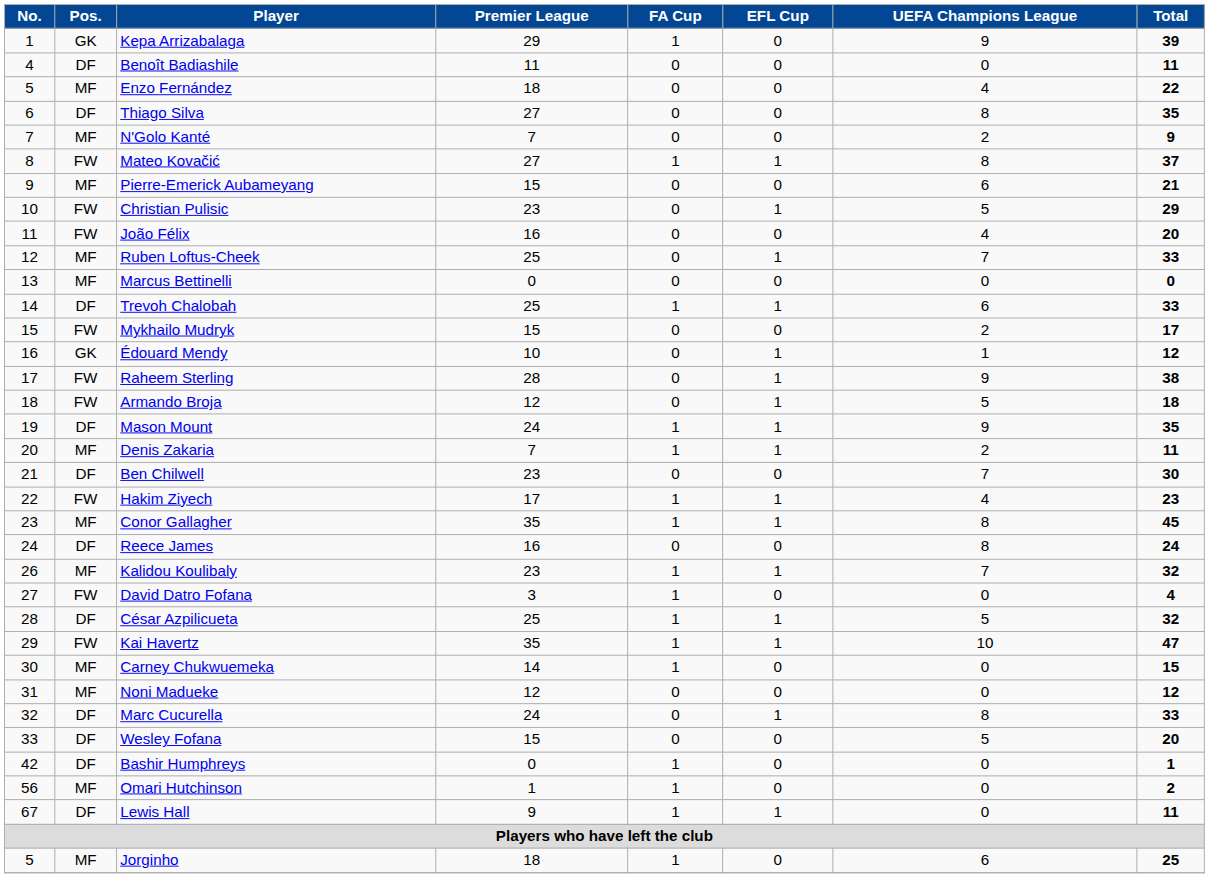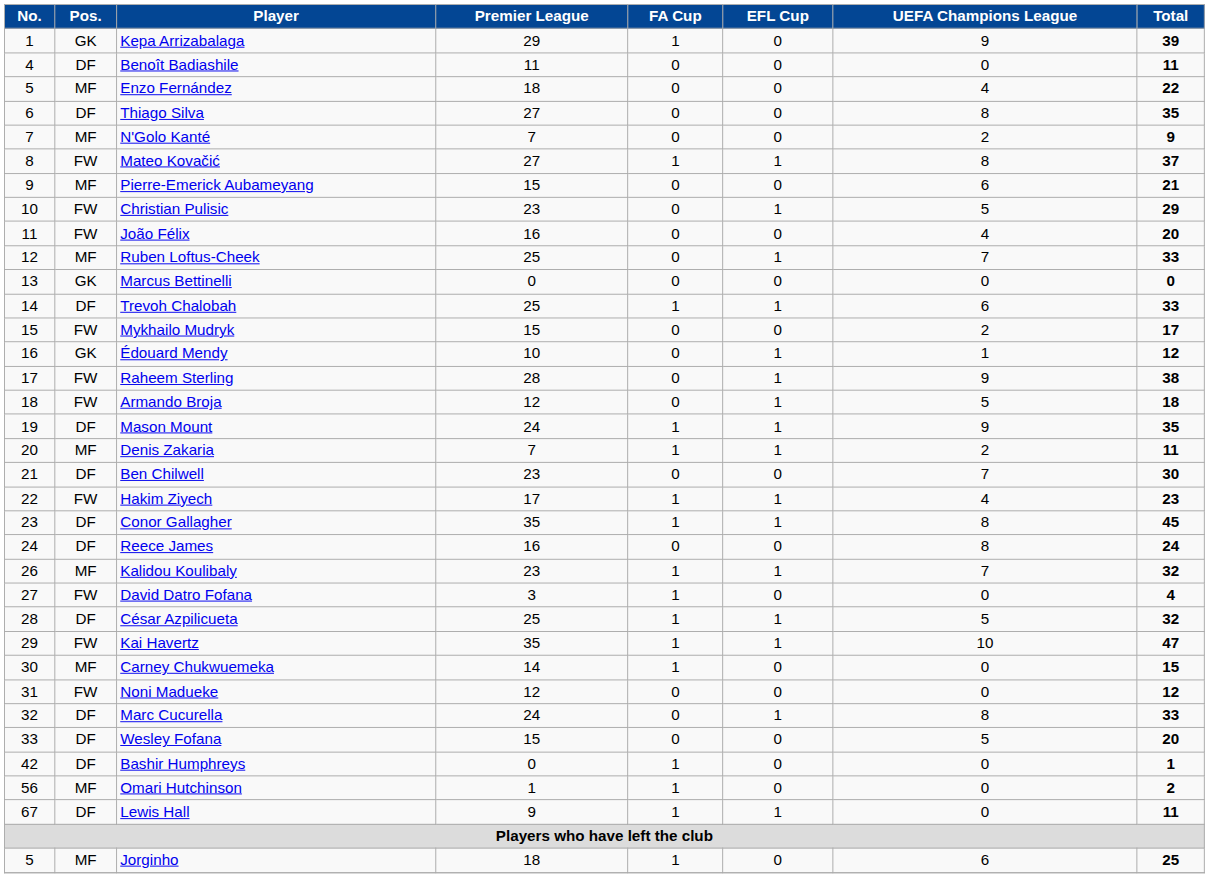(86, 281) MF -> (86, 281) GK
(86, 522) MF -> (86, 522) DF
(86, 691) MF -> (86, 691) FW
